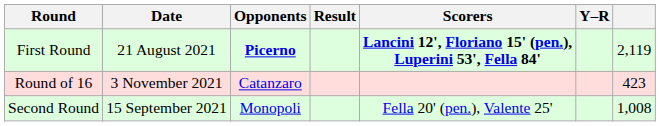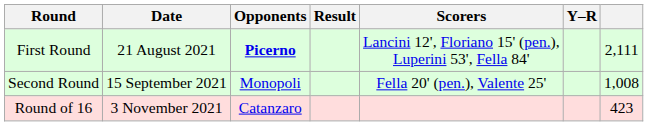(468, 50) bold -> (461, 50) normal
(634, 50) 2,119 -> (622, 50) 2,111
rows swapped: (54, 108) <-> (54, 83)
